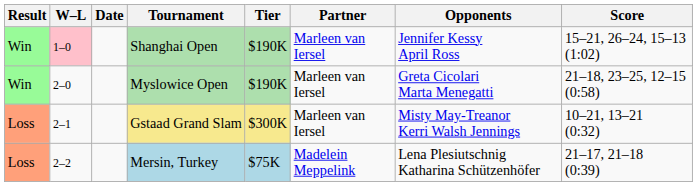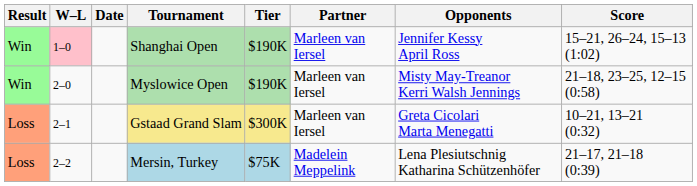(446, 84) Greta Cicolari Marta Menegatti -> (459, 84) Misty May-Treanor Kerri Walsh Jennings
(459, 123) Misty May-Treanor Kerri Walsh Jennings -> (446, 123) Greta Cicolari Marta Menegatti
